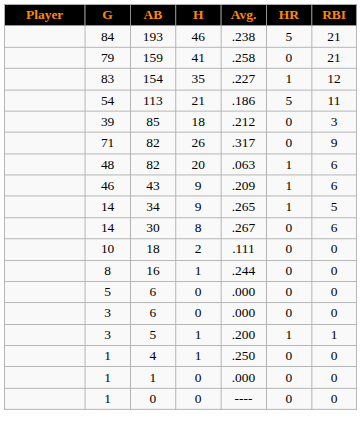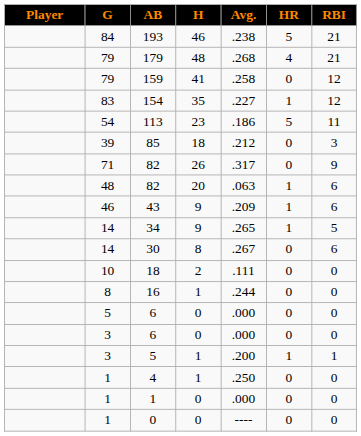+ row: (108, 57)
(334, 57) 21 -> (334, 79) 12
(198, 100) 21 -> (198, 121) 23
